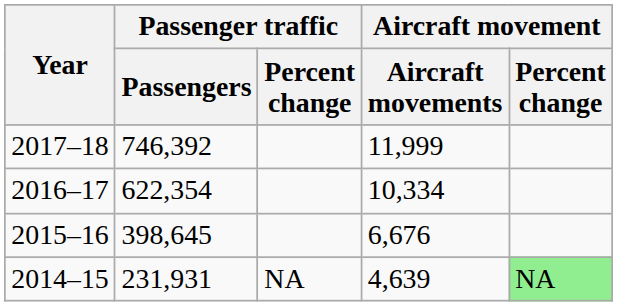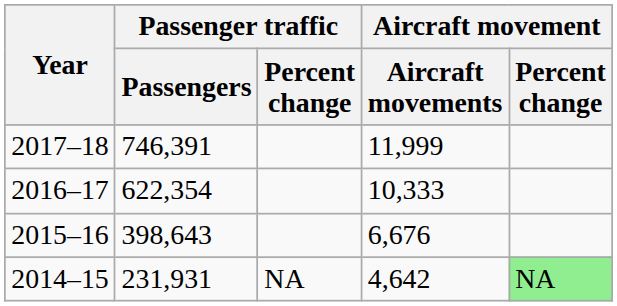(167, 146) 746,392 -> (167, 146) 746,391
(406, 190) 10,334 -> (406, 190) 10,333
(167, 234) 398,645 -> (167, 234) 398,643
(399, 278) 4,639 -> (399, 278) 4,642
